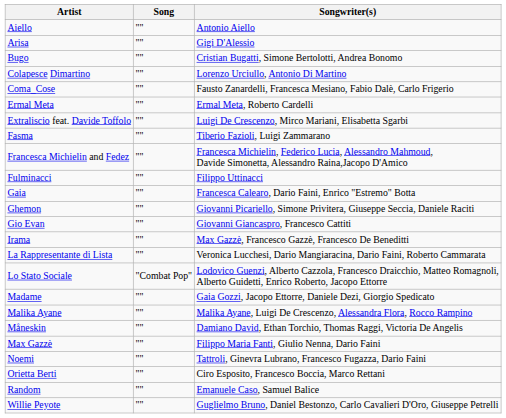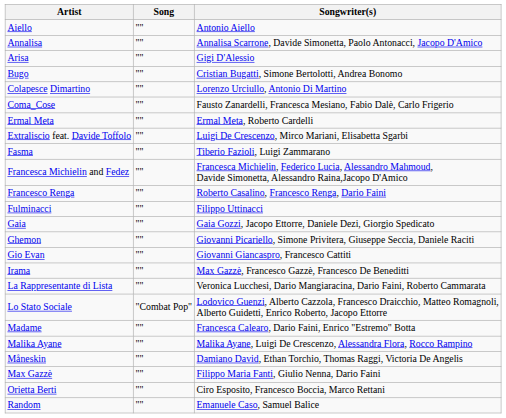+ row: (25, 43)
+ row: (41, 193)
(306, 193) Francesca Calearo, Dario Faini, Enrico "Estremo" Botta -> (315, 224) Gaia Gozzi, Jacopo Ettorre, Daniele Dezi, Giorgio Spedicato
(315, 297) Gaia Gozzi, Jacopo Ettorre, Daniele Dezi, Giorgio Spedicato -> (306, 328) Francesca Calearo, Dario Faini, Enrico "Estremo" Botta
- row: (21, 359)
- row: (34, 405)
